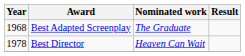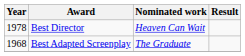rows swapped: (81, 28) <-> (58, 43)
